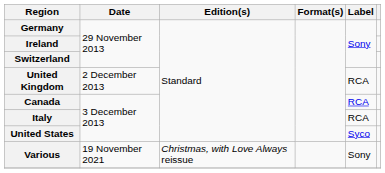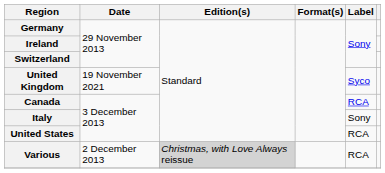(109, 80) 2 December 2013 -> (112, 80) 19 November 2021
(358, 80) RCA -> (359, 80) Syco
(358, 117) RCA -> (359, 117) Sony
(359, 133) Syco -> (358, 133) RCA
(112, 154) 19 November 2021 -> (109, 154) 2 December 2013
(224, 154) no background -> (224, 154) lightgrey background
(359, 154) Sony -> (358, 154) RCA
